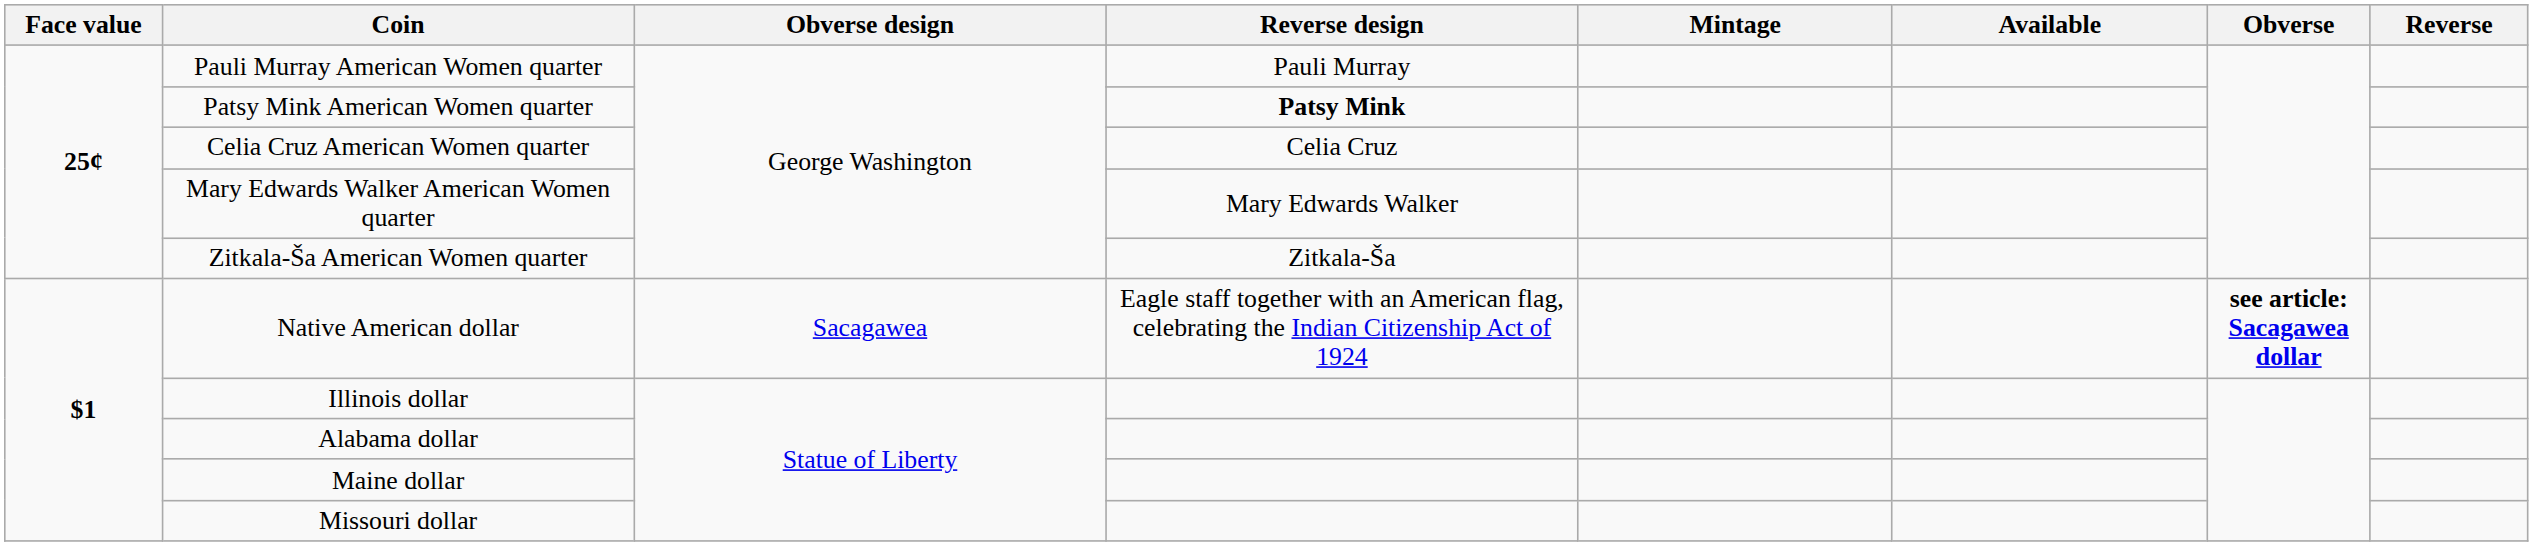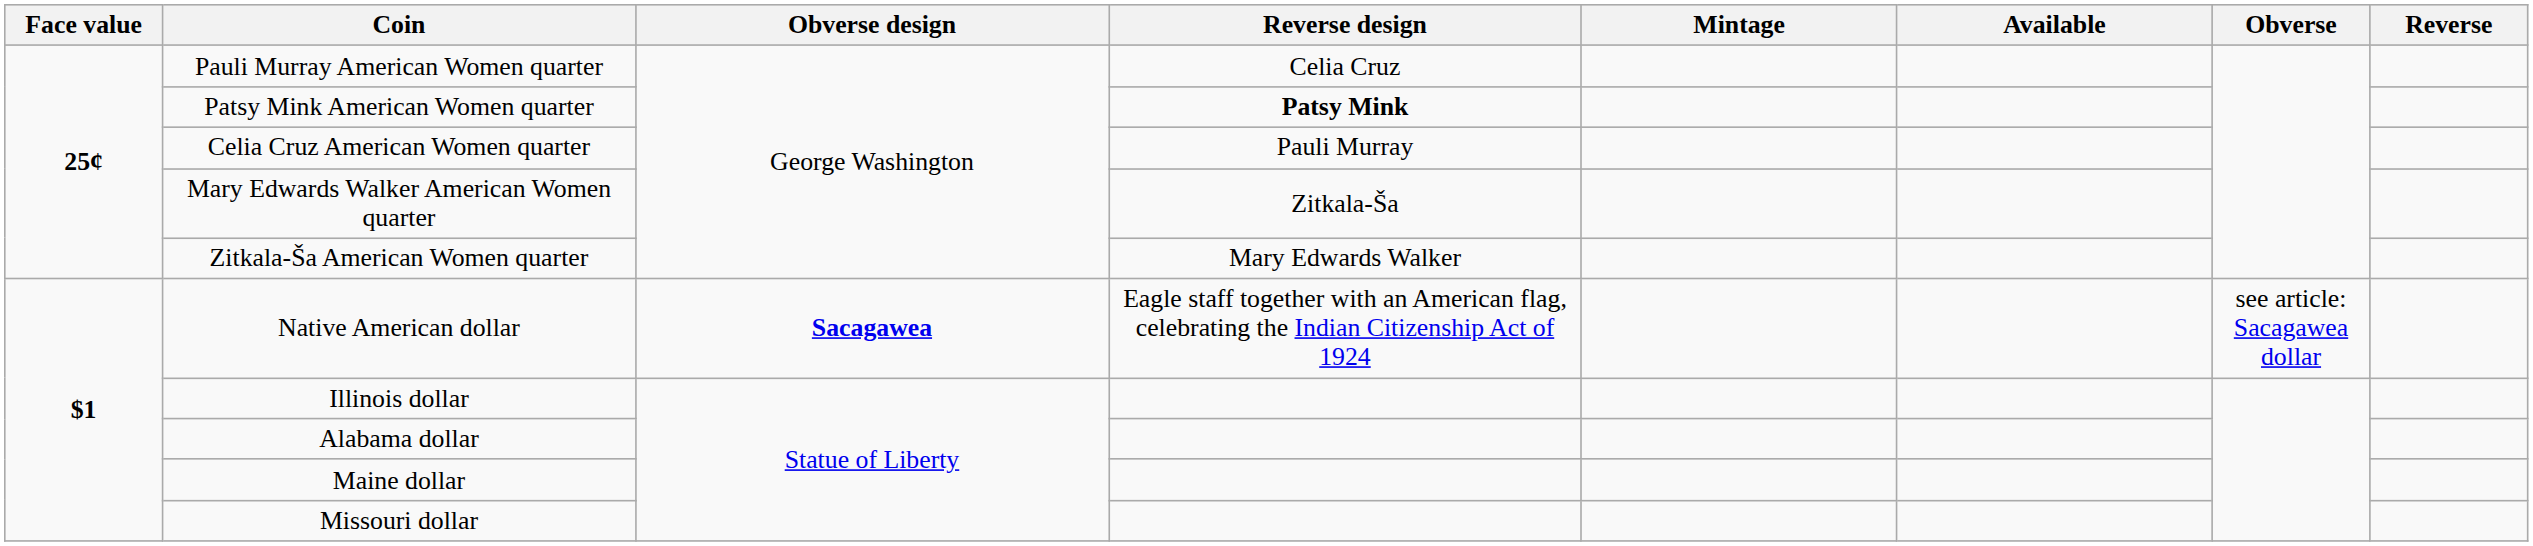(1342, 65) Pauli Murray -> (1345, 65) Celia Cruz
(1342, 147) Celia Cruz -> (1345, 147) Pauli Murray
(1342, 202) Mary Edwards Walker -> (1345, 202) Zitkala-Ša
(1342, 258) Zitkala-Ša -> (1345, 258) Mary Edwards Walker
(870, 328) normal -> (872, 328) bold
(2289, 328) bold -> (2291, 328) normal
